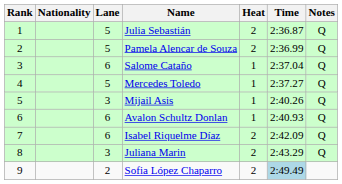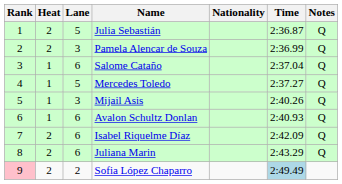columns swapped: (254, 13) <-> (64, 13)
(108, 48) 5 -> (77, 48) 3
(108, 153) 3 -> (77, 153) 6
(20, 170) no background -> (20, 170) pink background
